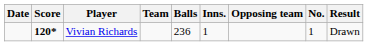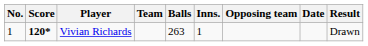columns swapped: (316, 13) <-> (18, 13)
(182, 32) 236 -> (176, 32) 263
